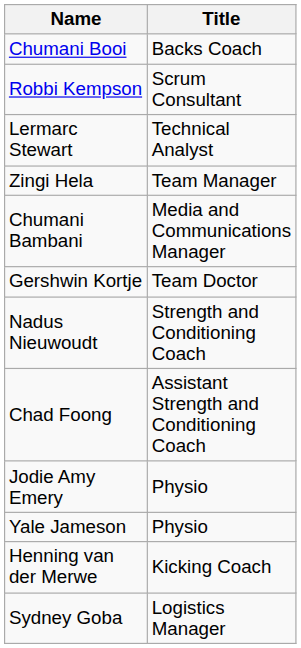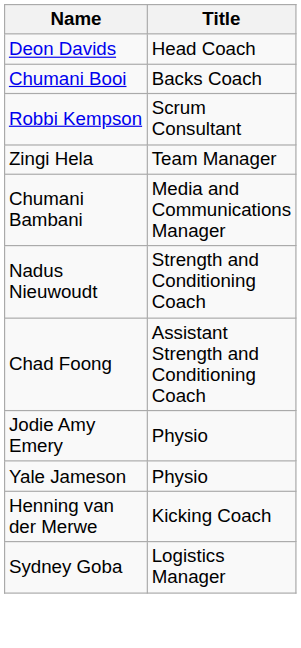+ row: (62, 49)
- row: (43, 140)
- row: (75, 281)
